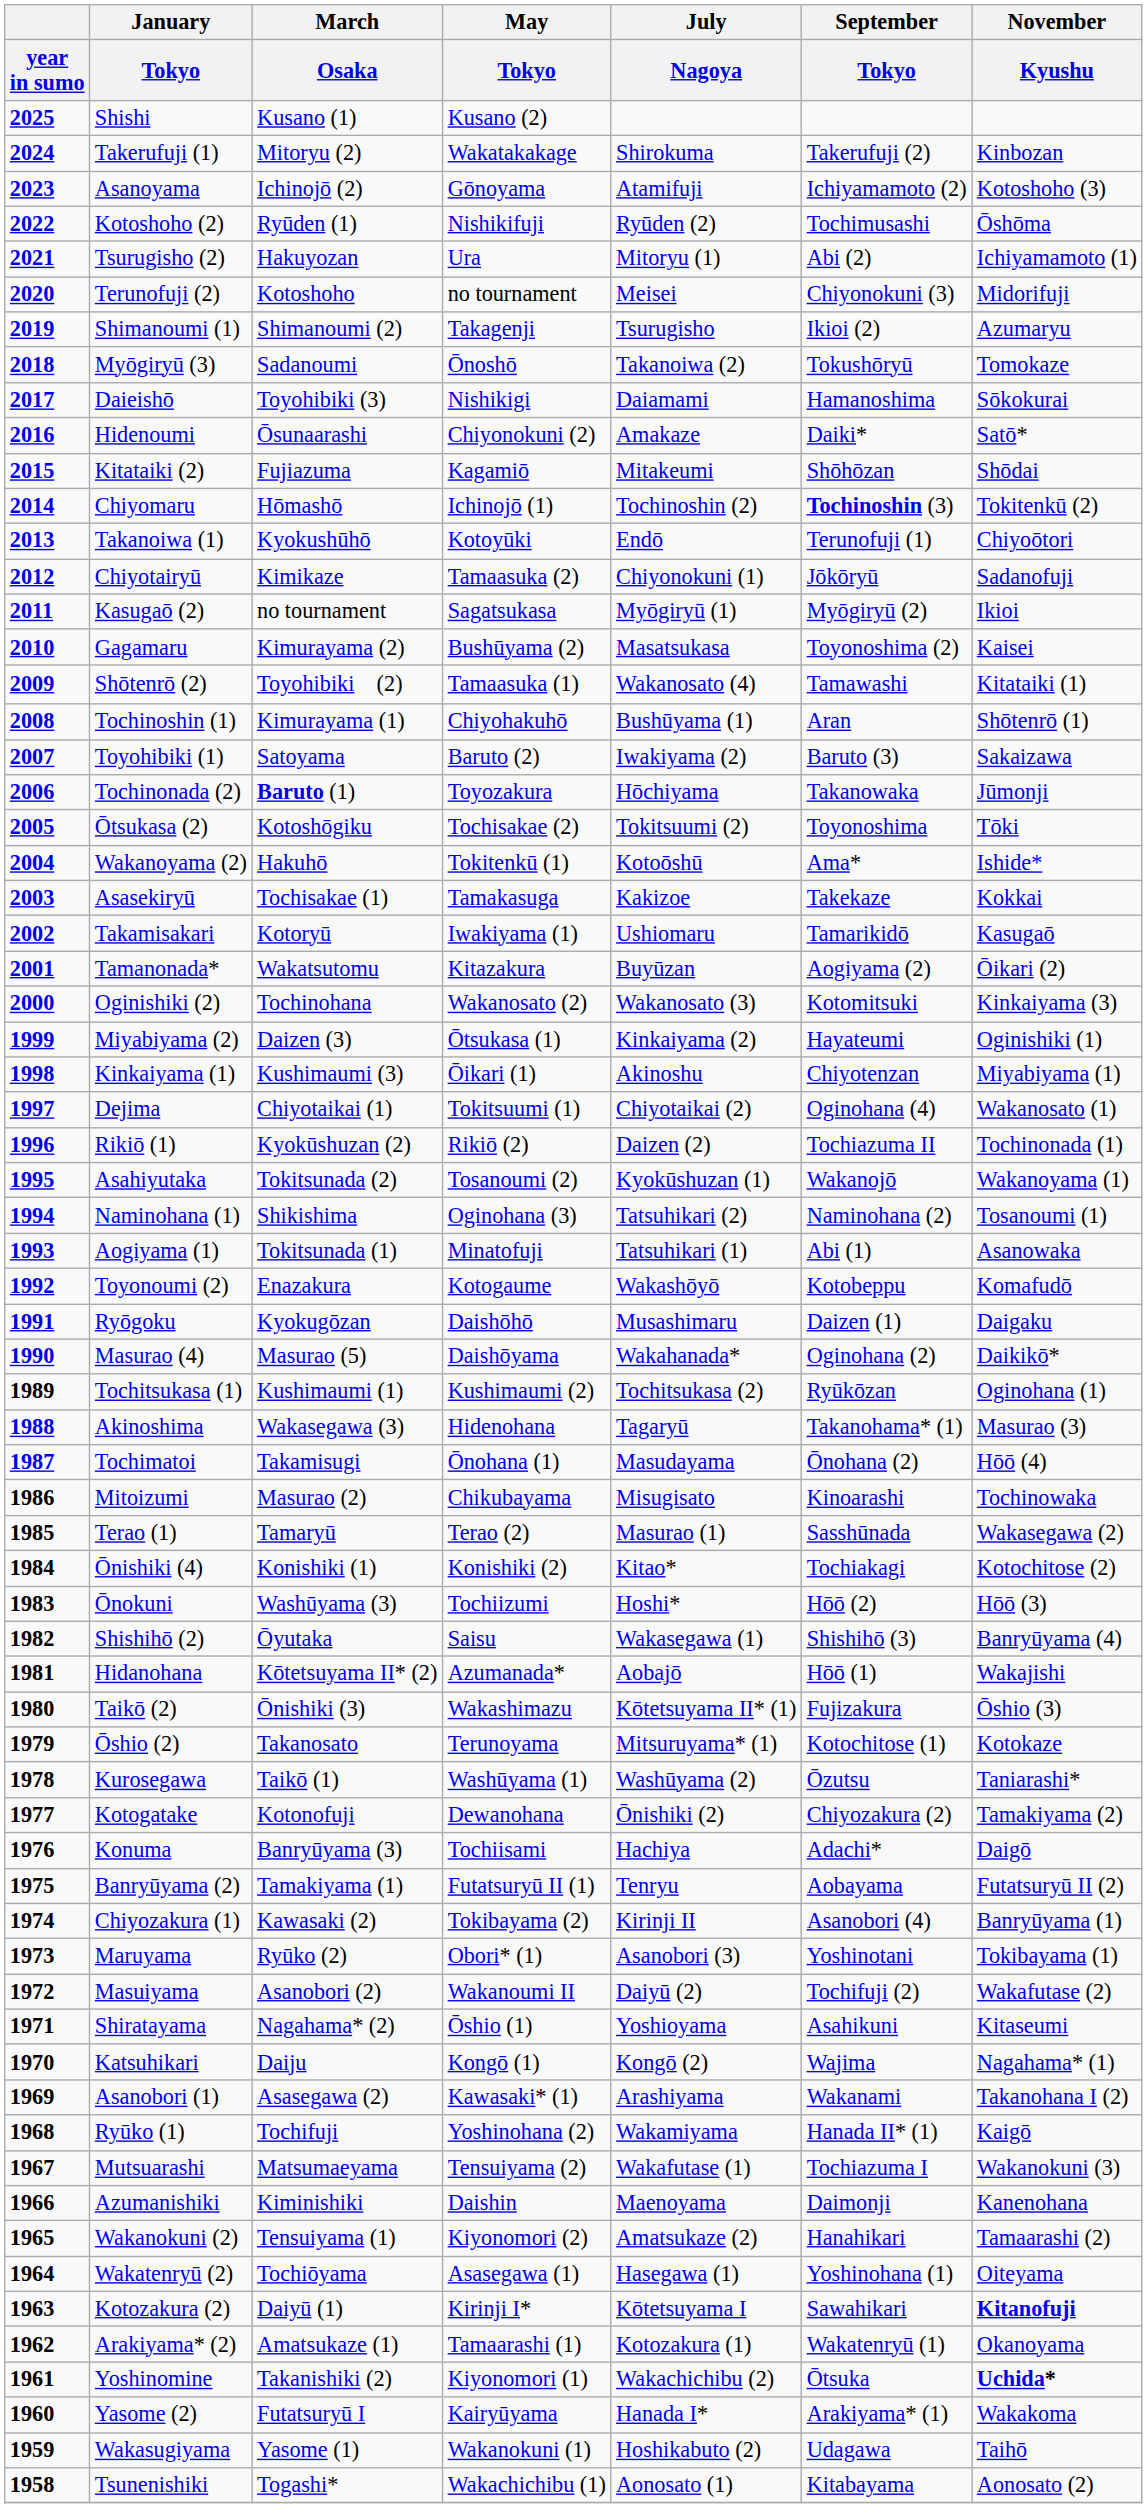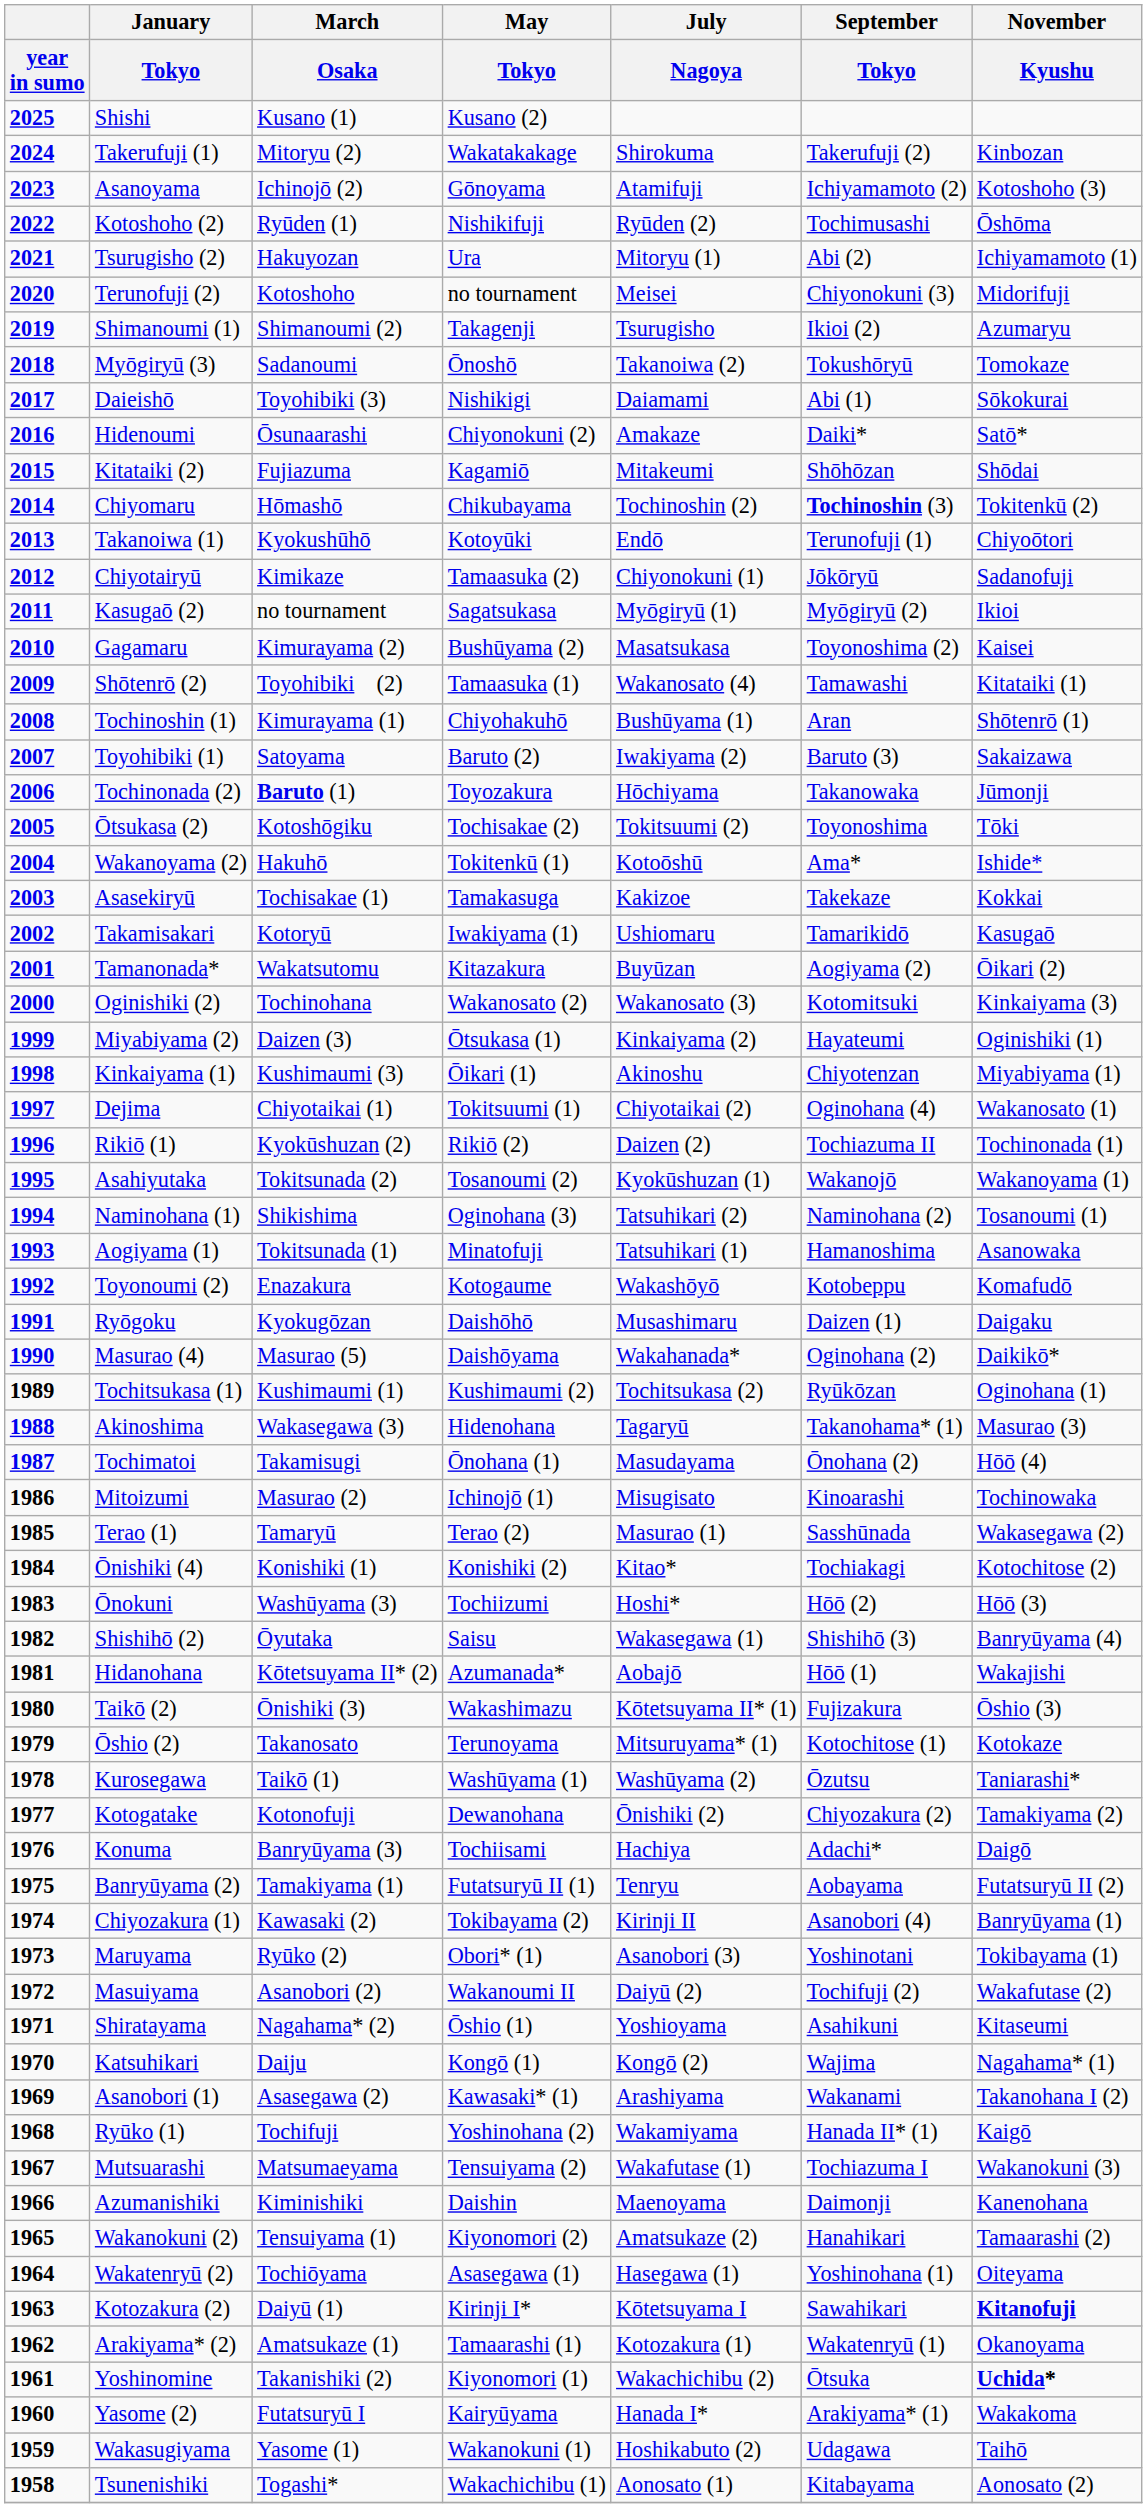(871, 399) Hamanoshima -> (839, 399) Abi (1)
(500, 505) Ichinojō (1) -> (509, 505) Chikubayama
(839, 1250) Abi (1) -> (871, 1250) Hamanoshima
(509, 1497) Chikubayama -> (500, 1497) Ichinojō (1)
